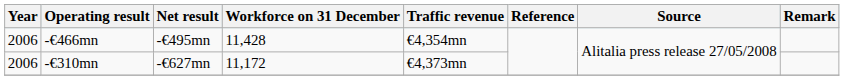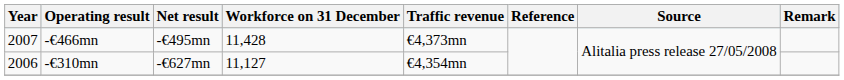(23, 39) 2006 -> (23, 39) 2007
(437, 39) €4,354mn -> (437, 39) €4,373mn
(246, 63) 11,172 -> (246, 63) 11,127
(437, 63) €4,373mn -> (437, 63) €4,354mn
